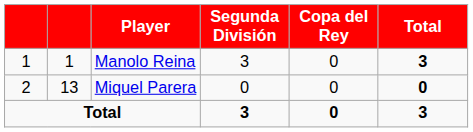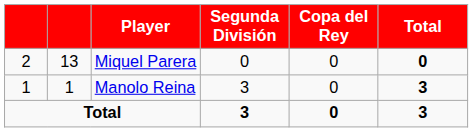rows swapped: (145, 61) <-> (146, 87)
